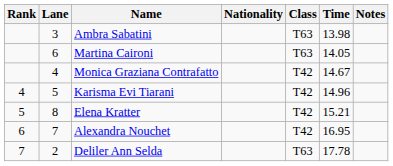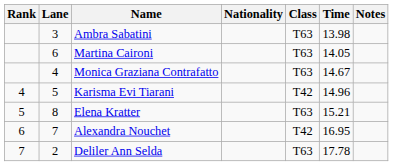(303, 72) T42 -> (303, 72) T63
(303, 111) T42 -> (303, 111) T63
